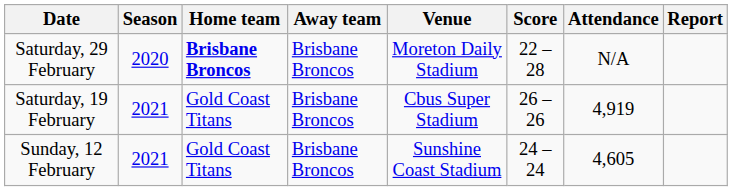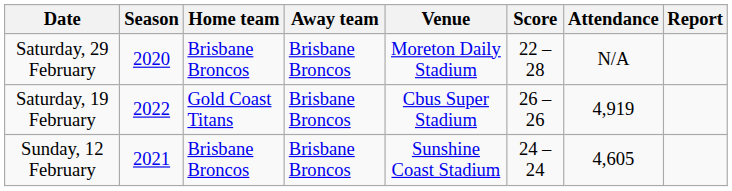(222, 59) bold -> (220, 59) normal
(150, 109) 2021 -> (152, 109) 2022
(228, 159) Gold Coast Titans -> (220, 159) Brisbane Broncos
